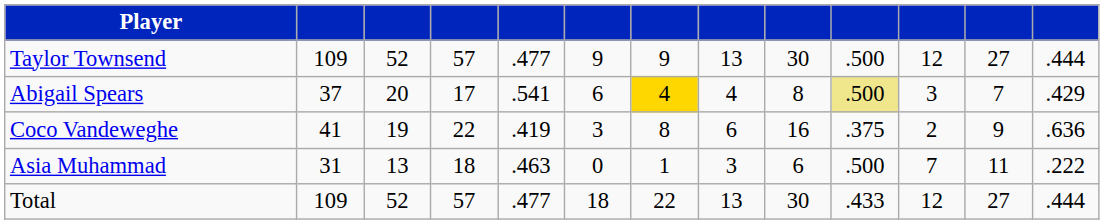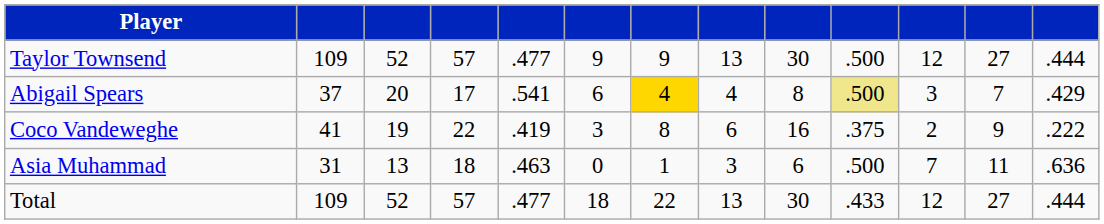(1065, 129) .636 -> (1065, 129) .222
(1065, 165) .222 -> (1065, 165) .636
